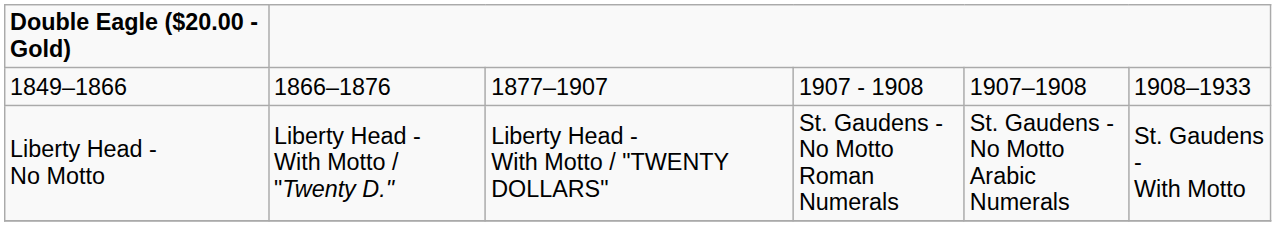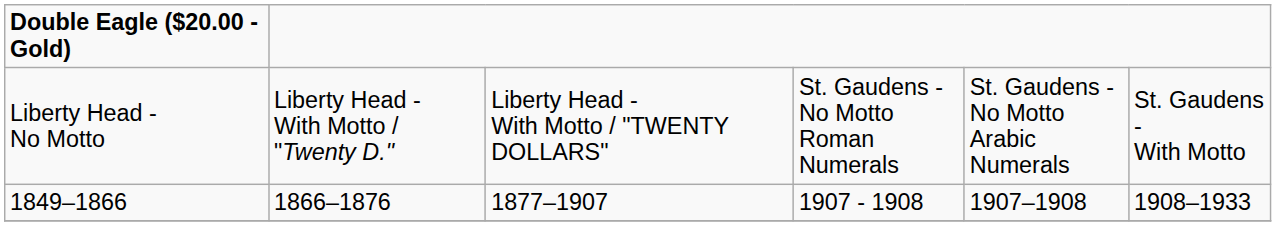rows swapped: (83, 162) <-> (69, 86)
